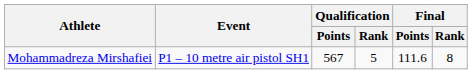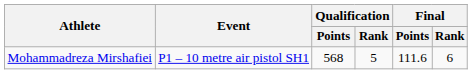(333, 58) 567 -> (333, 58) 568
(450, 58) 8 -> (450, 58) 6
